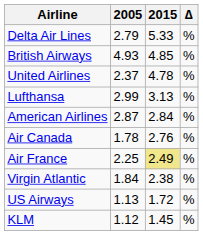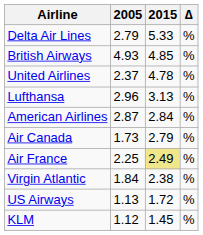(126, 96) 2.99 -> (126, 96) 2.96
(126, 138) 1.78 -> (126, 138) 1.73
(161, 138) 2.76 -> (161, 138) 2.79
